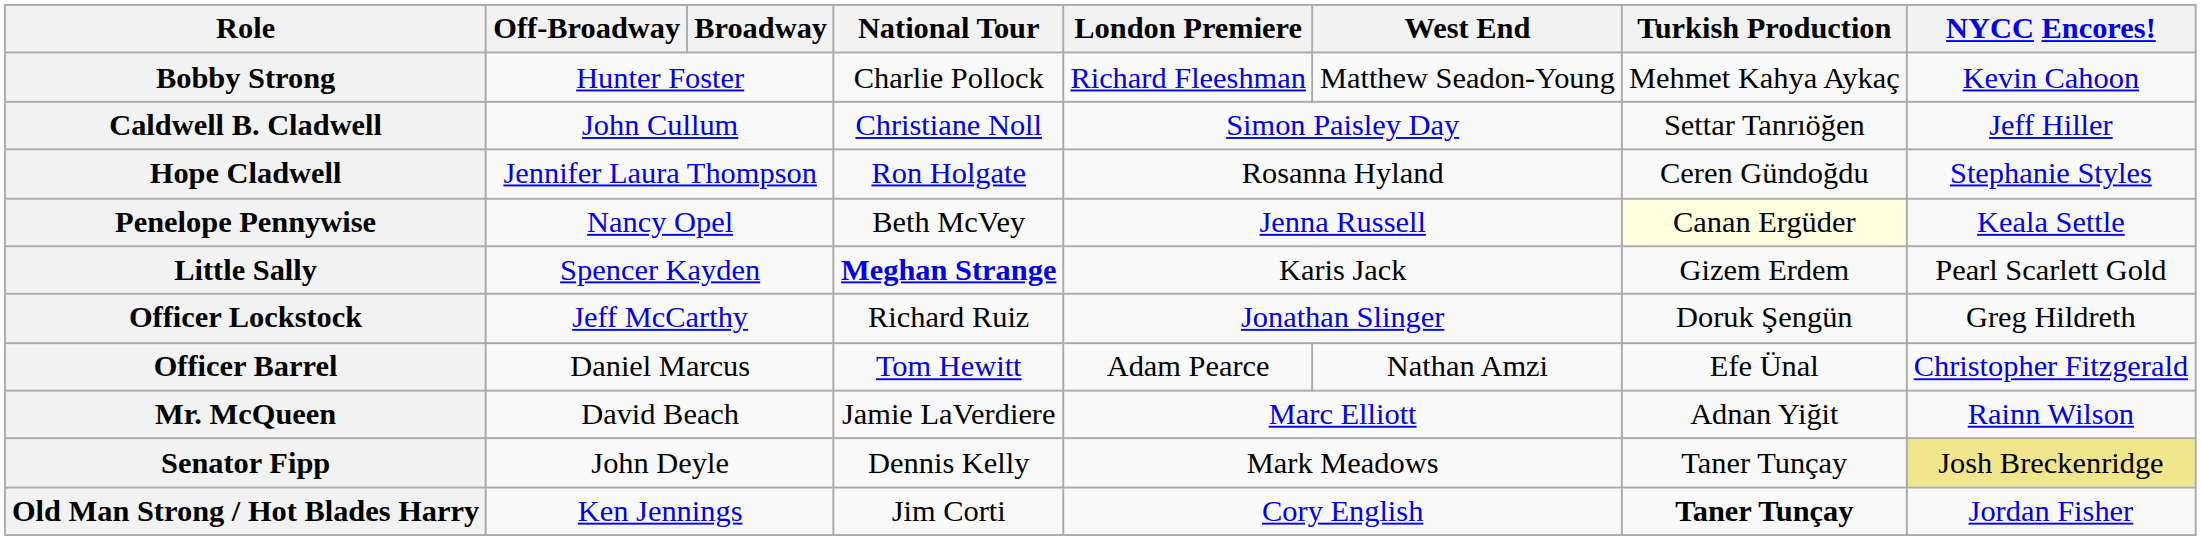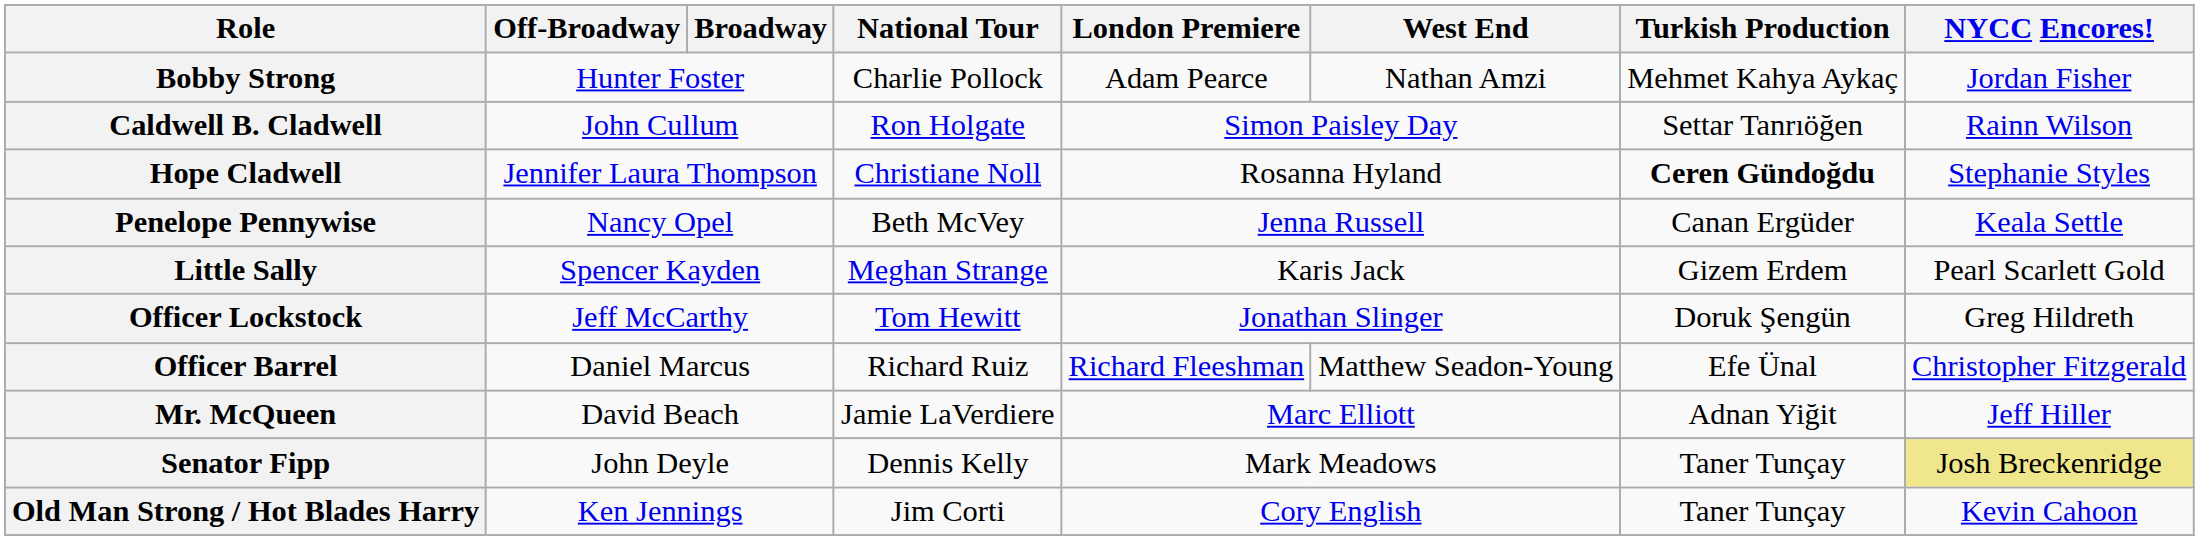(1188, 76) Richard Fleeshman -> (1186, 76) Adam Pearce
(1467, 76) Matthew Seadon-Young -> (1466, 76) Nathan Amzi
(2051, 76) Kevin Cahoon -> (2049, 76) Jordan Fisher
(949, 125) Christiane Noll -> (948, 125) Ron Holgate
(2051, 125) Jeff Hiller -> (2049, 125) Rainn Wilson
(949, 173) Ron Holgate -> (948, 173) Christiane Noll
(1764, 173) normal -> (1763, 173) bold
(1764, 221) lightyellow background -> (1763, 221) no background
(949, 269) bold -> (948, 269) normal
(949, 317) Richard Ruiz -> (948, 317) Tom Hewitt
(949, 366) Tom Hewitt -> (948, 366) Richard Ruiz
(1188, 366) Adam Pearce -> (1186, 366) Richard Fleeshman
(1467, 366) Nathan Amzi -> (1466, 366) Matthew Seadon-Young
(2051, 414) Rainn Wilson -> (2049, 414) Jeff Hiller
(1764, 510) bold -> (1763, 510) normal
(2051, 510) Jordan Fisher -> (2049, 510) Kevin Cahoon
